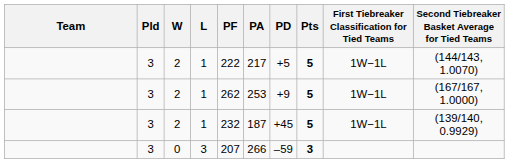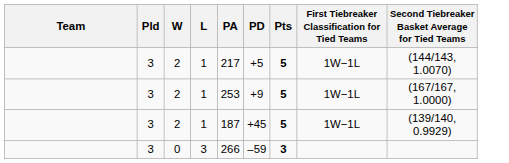- column: (230, 26)
